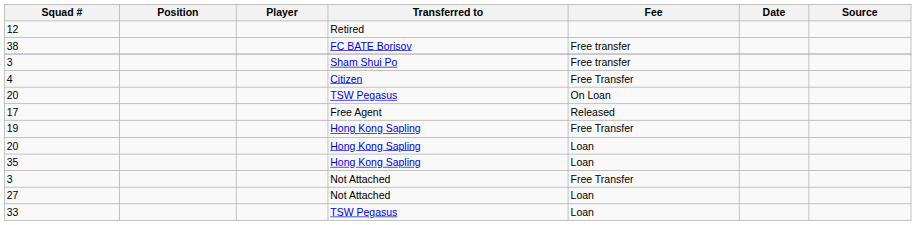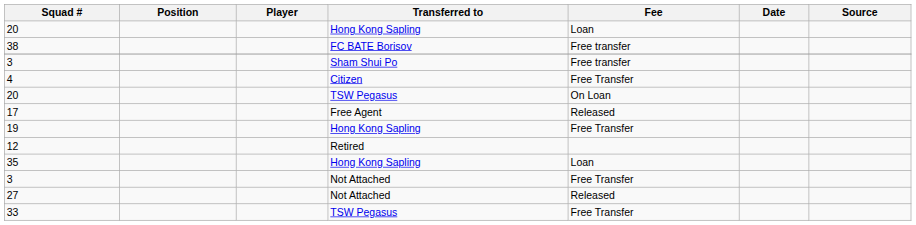rows swapped: (13, 29) <-> (13, 146)
(582, 195) Loan -> (593, 195) Released
(582, 212) Loan -> (602, 212) Free Transfer
